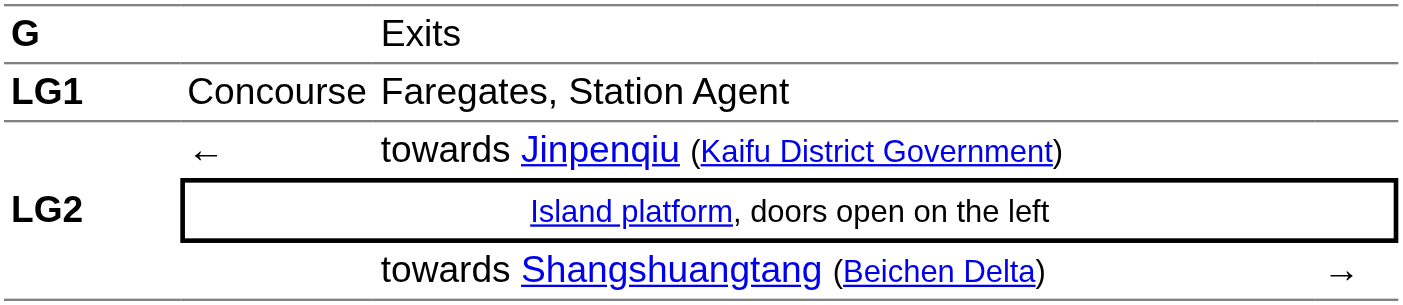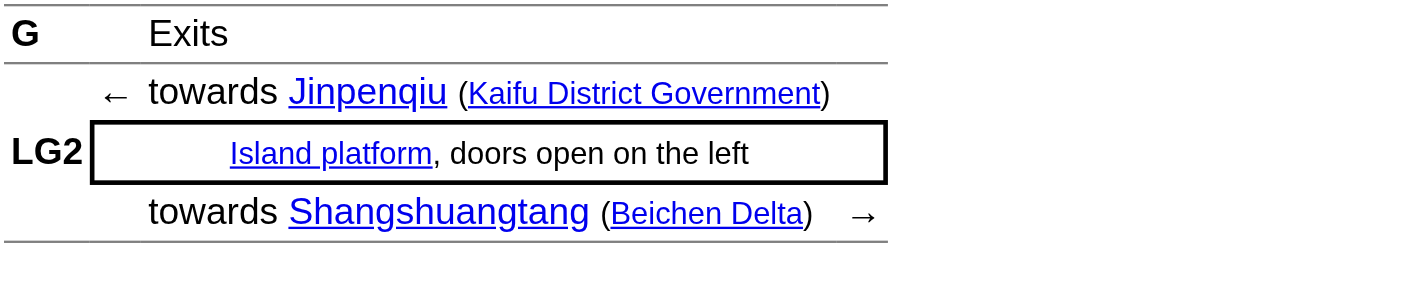- row: (277, 91)
